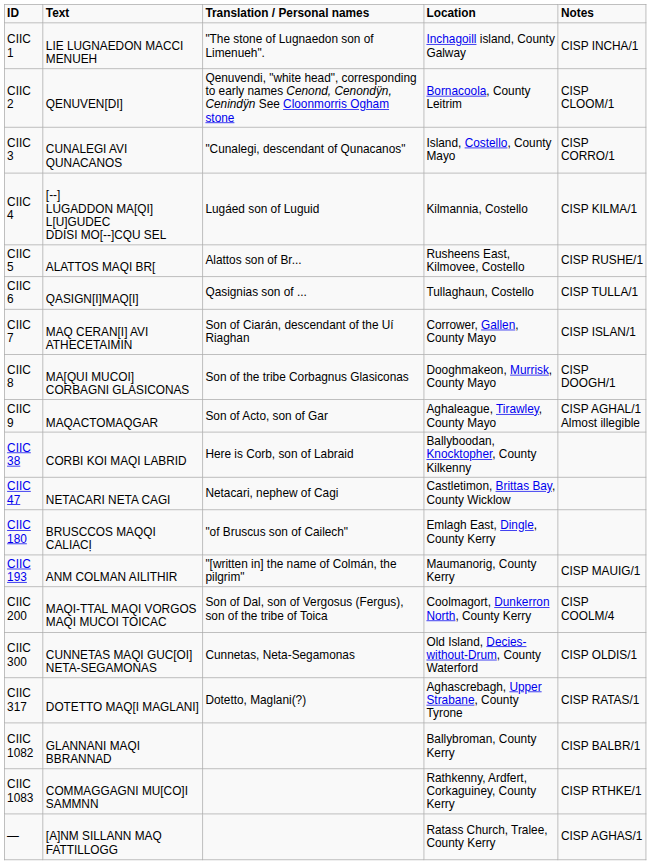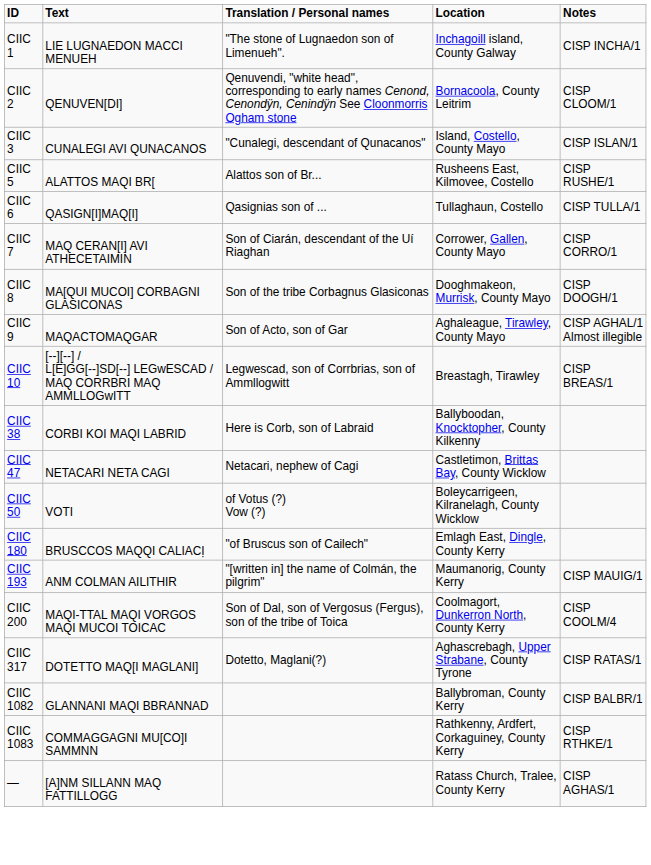(588, 150) CISP CORRO/1 -> (601, 143) CISP ISLAN/1
- row: (19, 208)
(598, 331) CISP ISLAN/1 -> (590, 246) CISP CORRO/1
+ row: (19, 376)
+ row: (19, 505)
- row: (19, 655)
